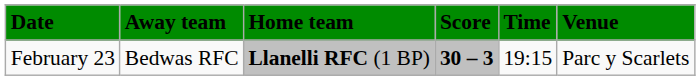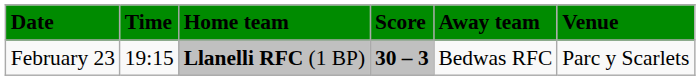columns swapped: (527, 22) <-> (176, 22)
